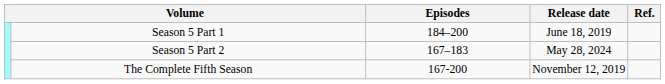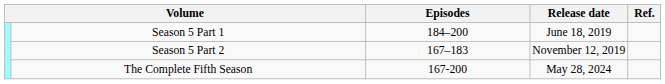(579, 50) May 28, 2024 -> (579, 50) November 12, 2019
(579, 69) November 12, 2019 -> (579, 69) May 28, 2024
